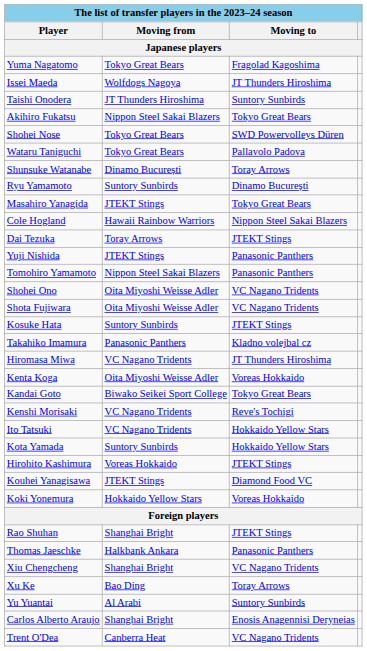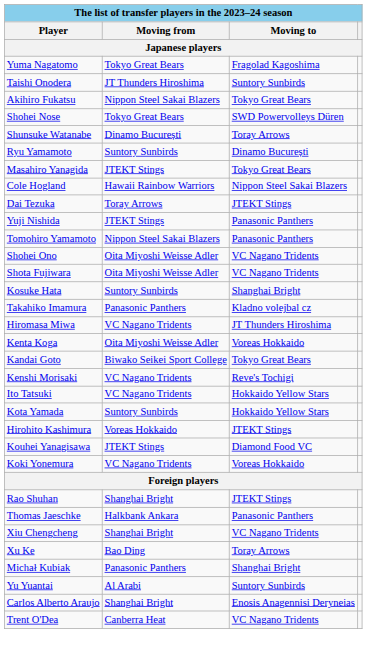- row: (32, 82)
- row: (44, 152)
(262, 325) JTEKT Stings -> (266, 290) Shanghai Bright
(153, 499) Hokkaido Yellow Stars -> (148, 464) VC Nagano Tridents
+ row: (38, 568)
